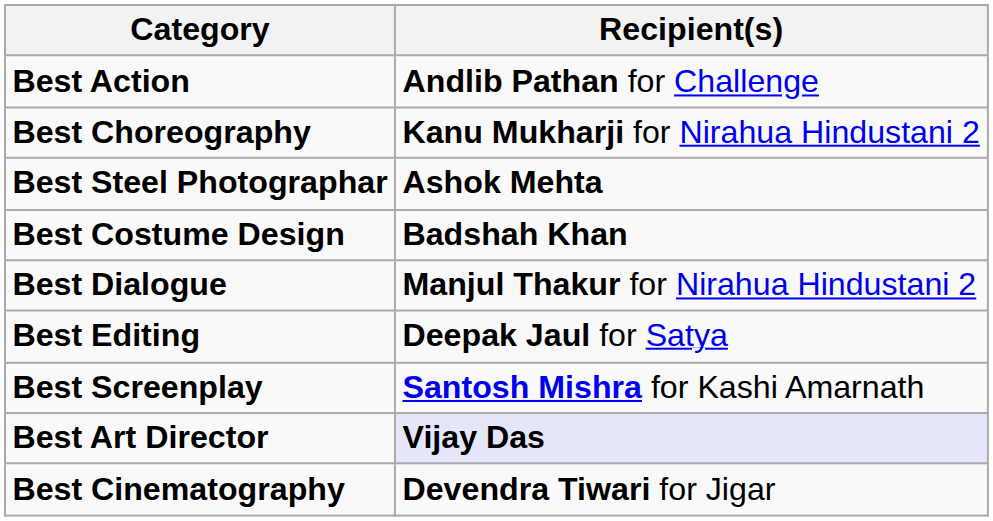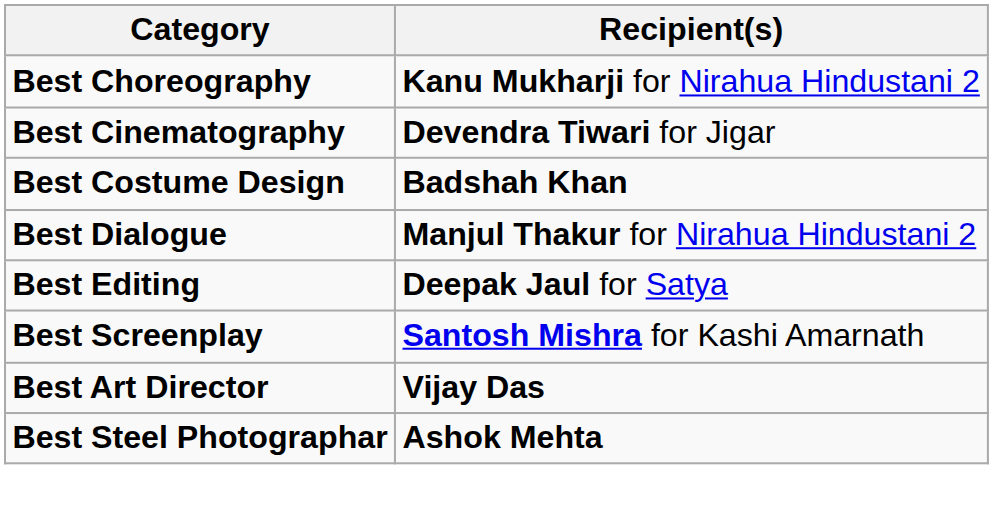- row: (101, 81)
rows swapped: (179, 489) <-> (200, 183)
(474, 438) lavender background -> (474, 387) no background
